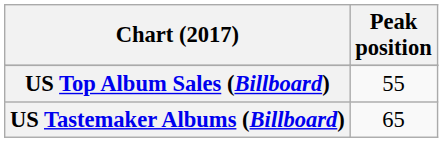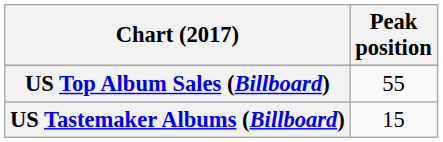(393, 119) 65 -> (393, 119) 15
